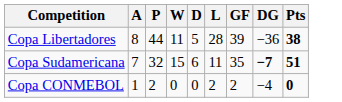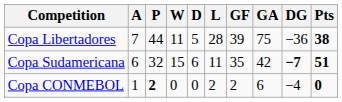+ column: (268, 16)
(135, 39) 8 -> (135, 39) 7
(135, 62) 7 -> (135, 62) 6
(152, 85) normal -> (152, 85) bold
